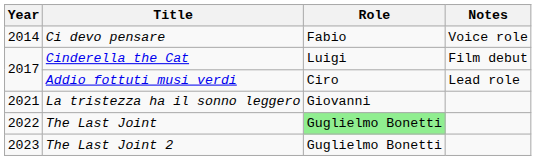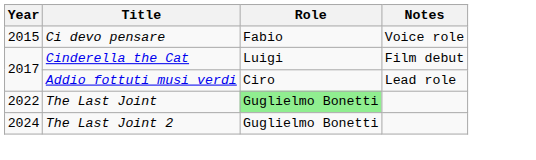(24, 37) 2014 -> (24, 37) 2015
- row: (173, 102)
(24, 145) 2023 -> (24, 123) 2024
